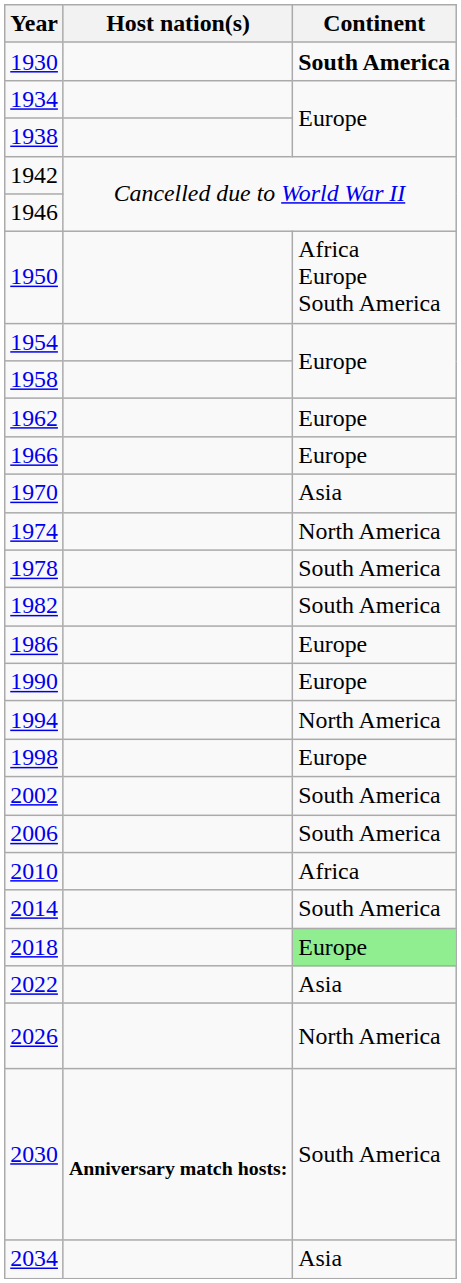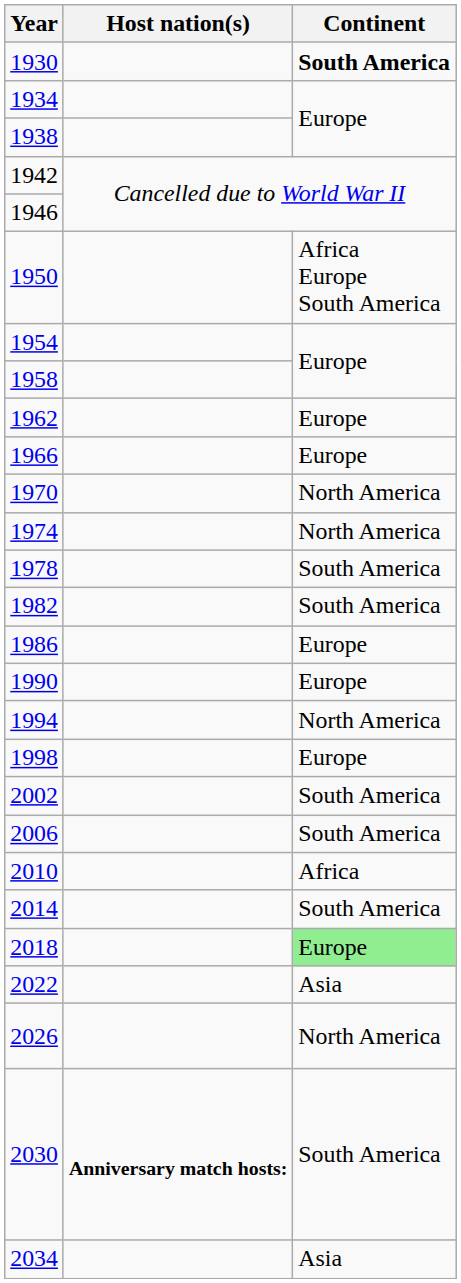(320, 492) Asia -> (370, 492) North America
